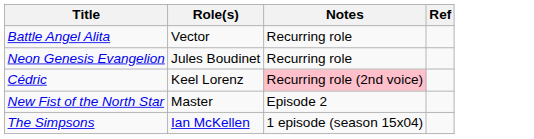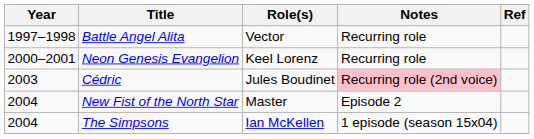+ column: (42, 15)
(216, 58) Jules Boudinet -> (282, 58) Keel Lorenz
(207, 79) Keel Lorenz -> (290, 79) Jules Boudinet
